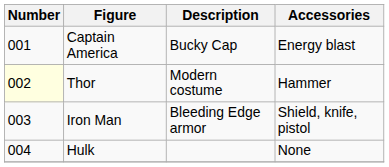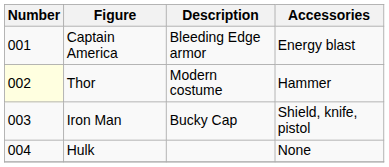(203, 45) Bucky Cap -> (215, 45) Bleeding Edge armor
(215, 120) Bleeding Edge armor -> (203, 120) Bucky Cap
